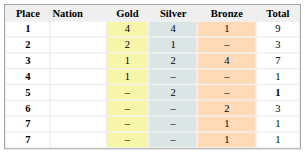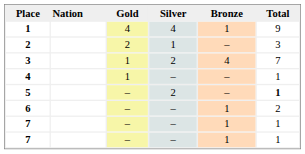(227, 108) 2 -> (227, 108) 1
(278, 108) 3 -> (278, 108) 2
